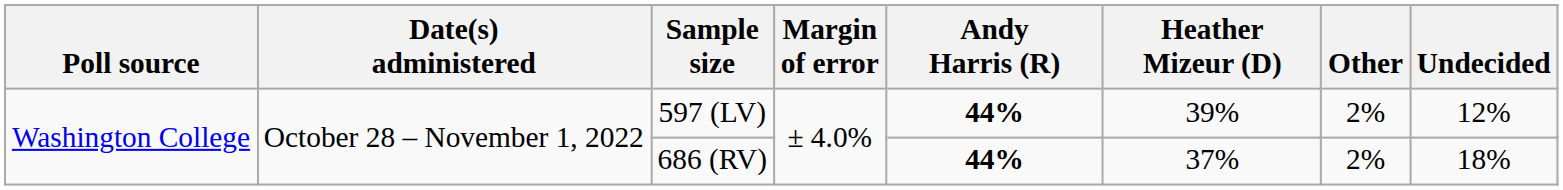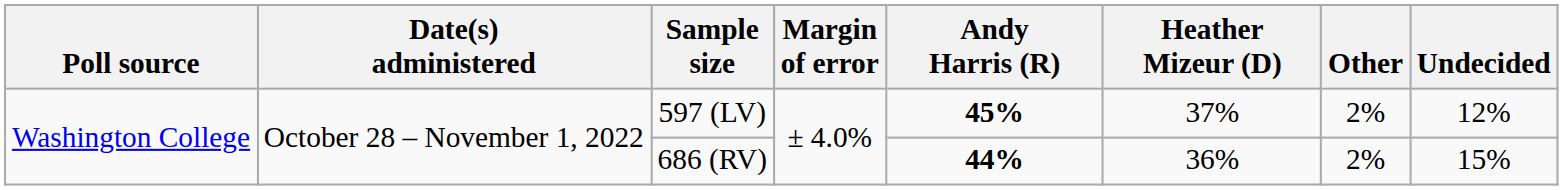(995, 112) 44% -> (995, 112) 45%
(1212, 112) 39% -> (1212, 112) 37%
(1212, 160) 37% -> (1212, 160) 36%
(1484, 160) 18% -> (1484, 160) 15%
